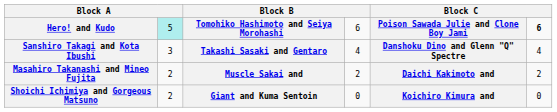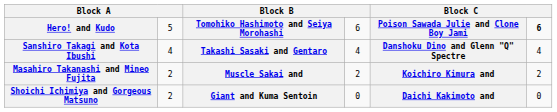(170, 29) paleturquoise background -> (170, 29) no background
(170, 51) 3 -> (170, 51) 4
(448, 74) Daichi Kakimoto and -> (448, 74) Koichiro Kimura and
(448, 96) Koichiro Kimura and -> (448, 96) Daichi Kakimoto and
